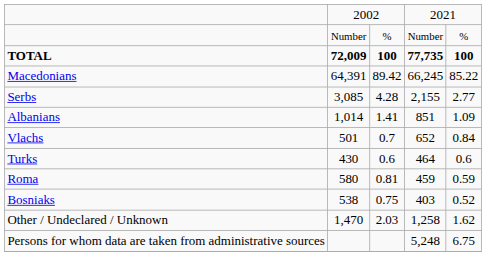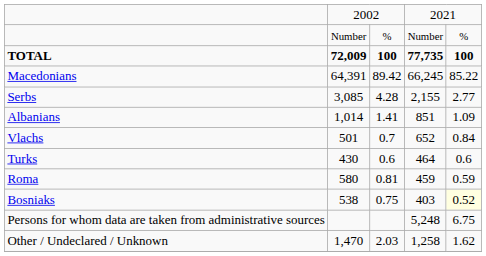(464, 199) no background -> (464, 199) lightyellow background
rows swapped: (88, 220) <-> (166, 240)
